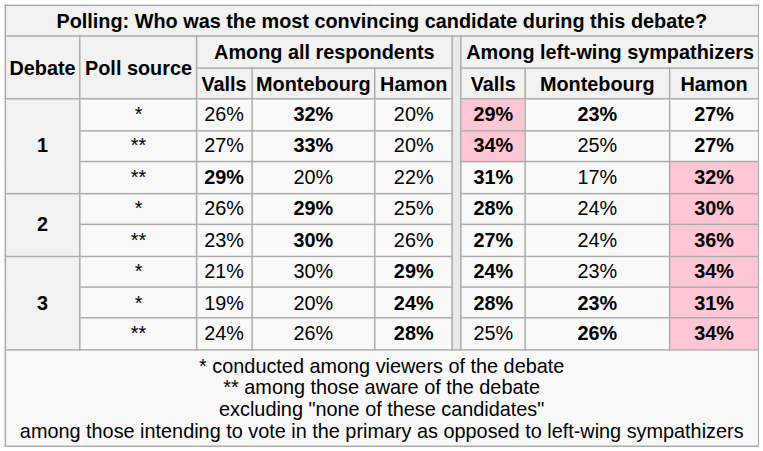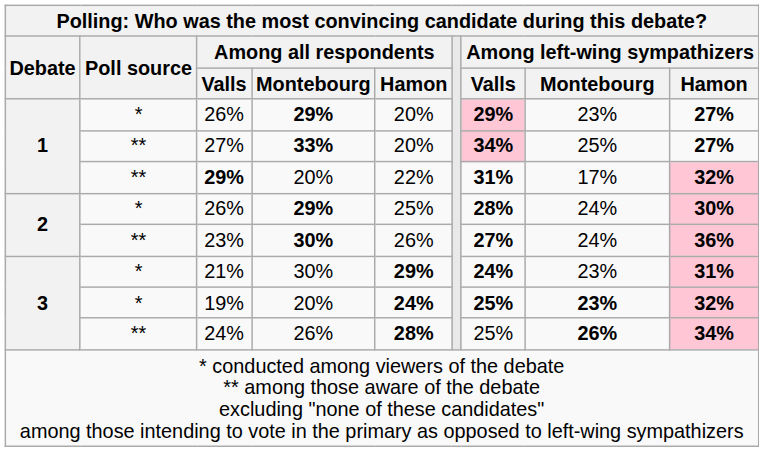(313, 115) 32% -> (313, 115) 29%
(597, 115) bold -> (597, 115) normal
(714, 271) 34% -> (714, 271) 31%
(493, 303) 28% -> (493, 303) 25%
(714, 303) 31% -> (714, 303) 32%
